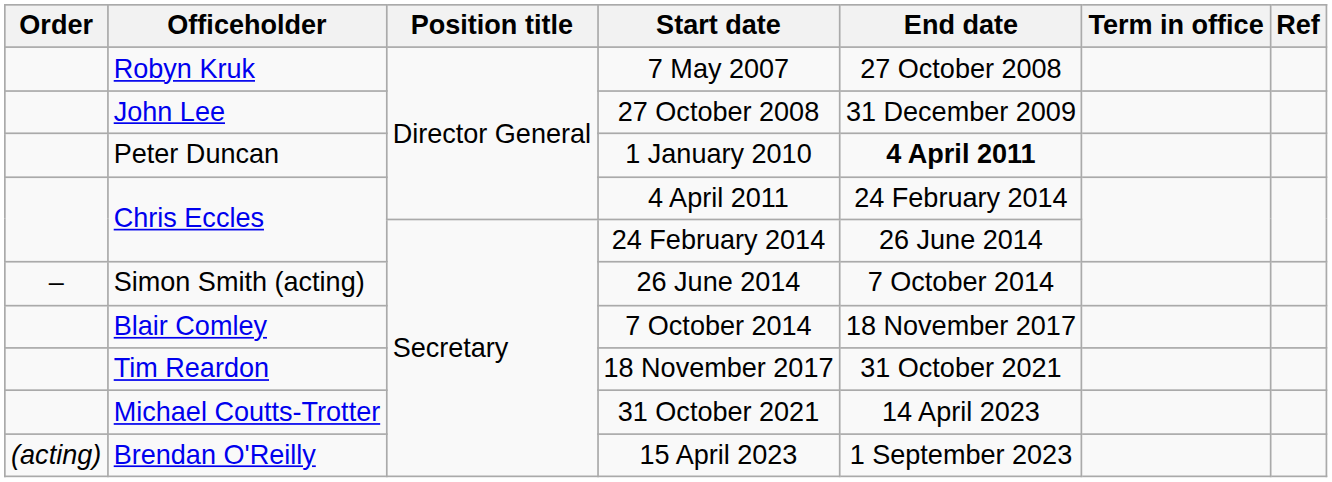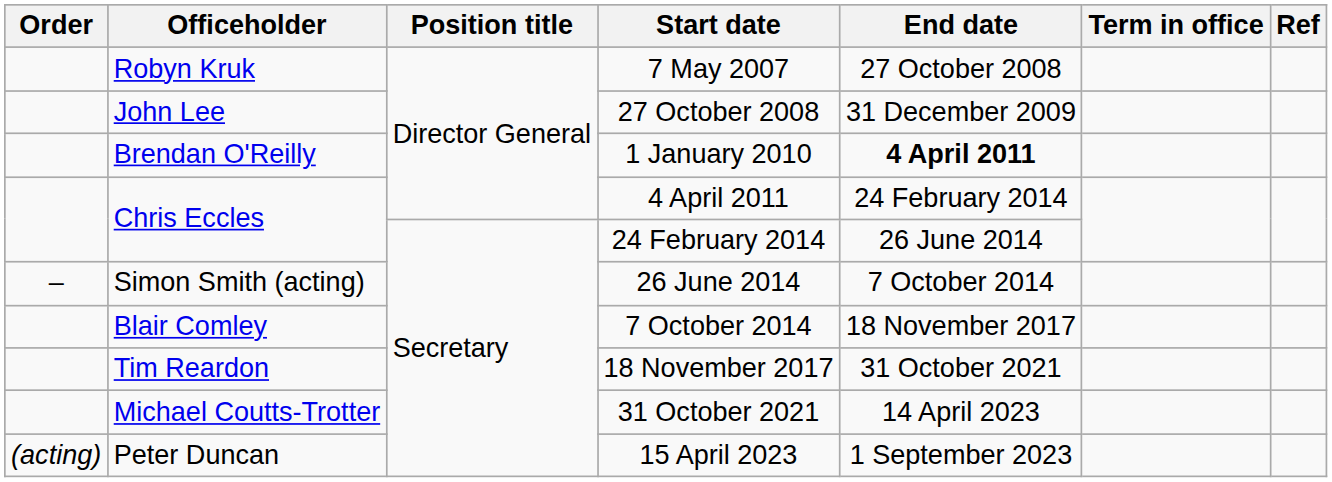(196, 154) Peter Duncan -> (215, 154) Brendan O'Reilly
(215, 454) Brendan O'Reilly -> (196, 454) Peter Duncan
